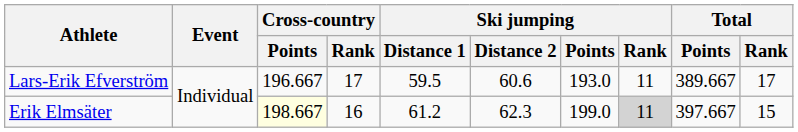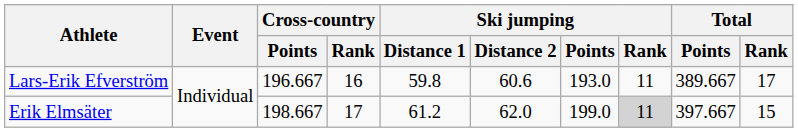(353, 81) 17 -> (353, 81) 16
(425, 81) 59.5 -> (425, 81) 59.8
(292, 112) lightyellow background -> (292, 112) no background
(353, 112) 16 -> (353, 112) 17
(516, 112) 62.3 -> (516, 112) 62.0
